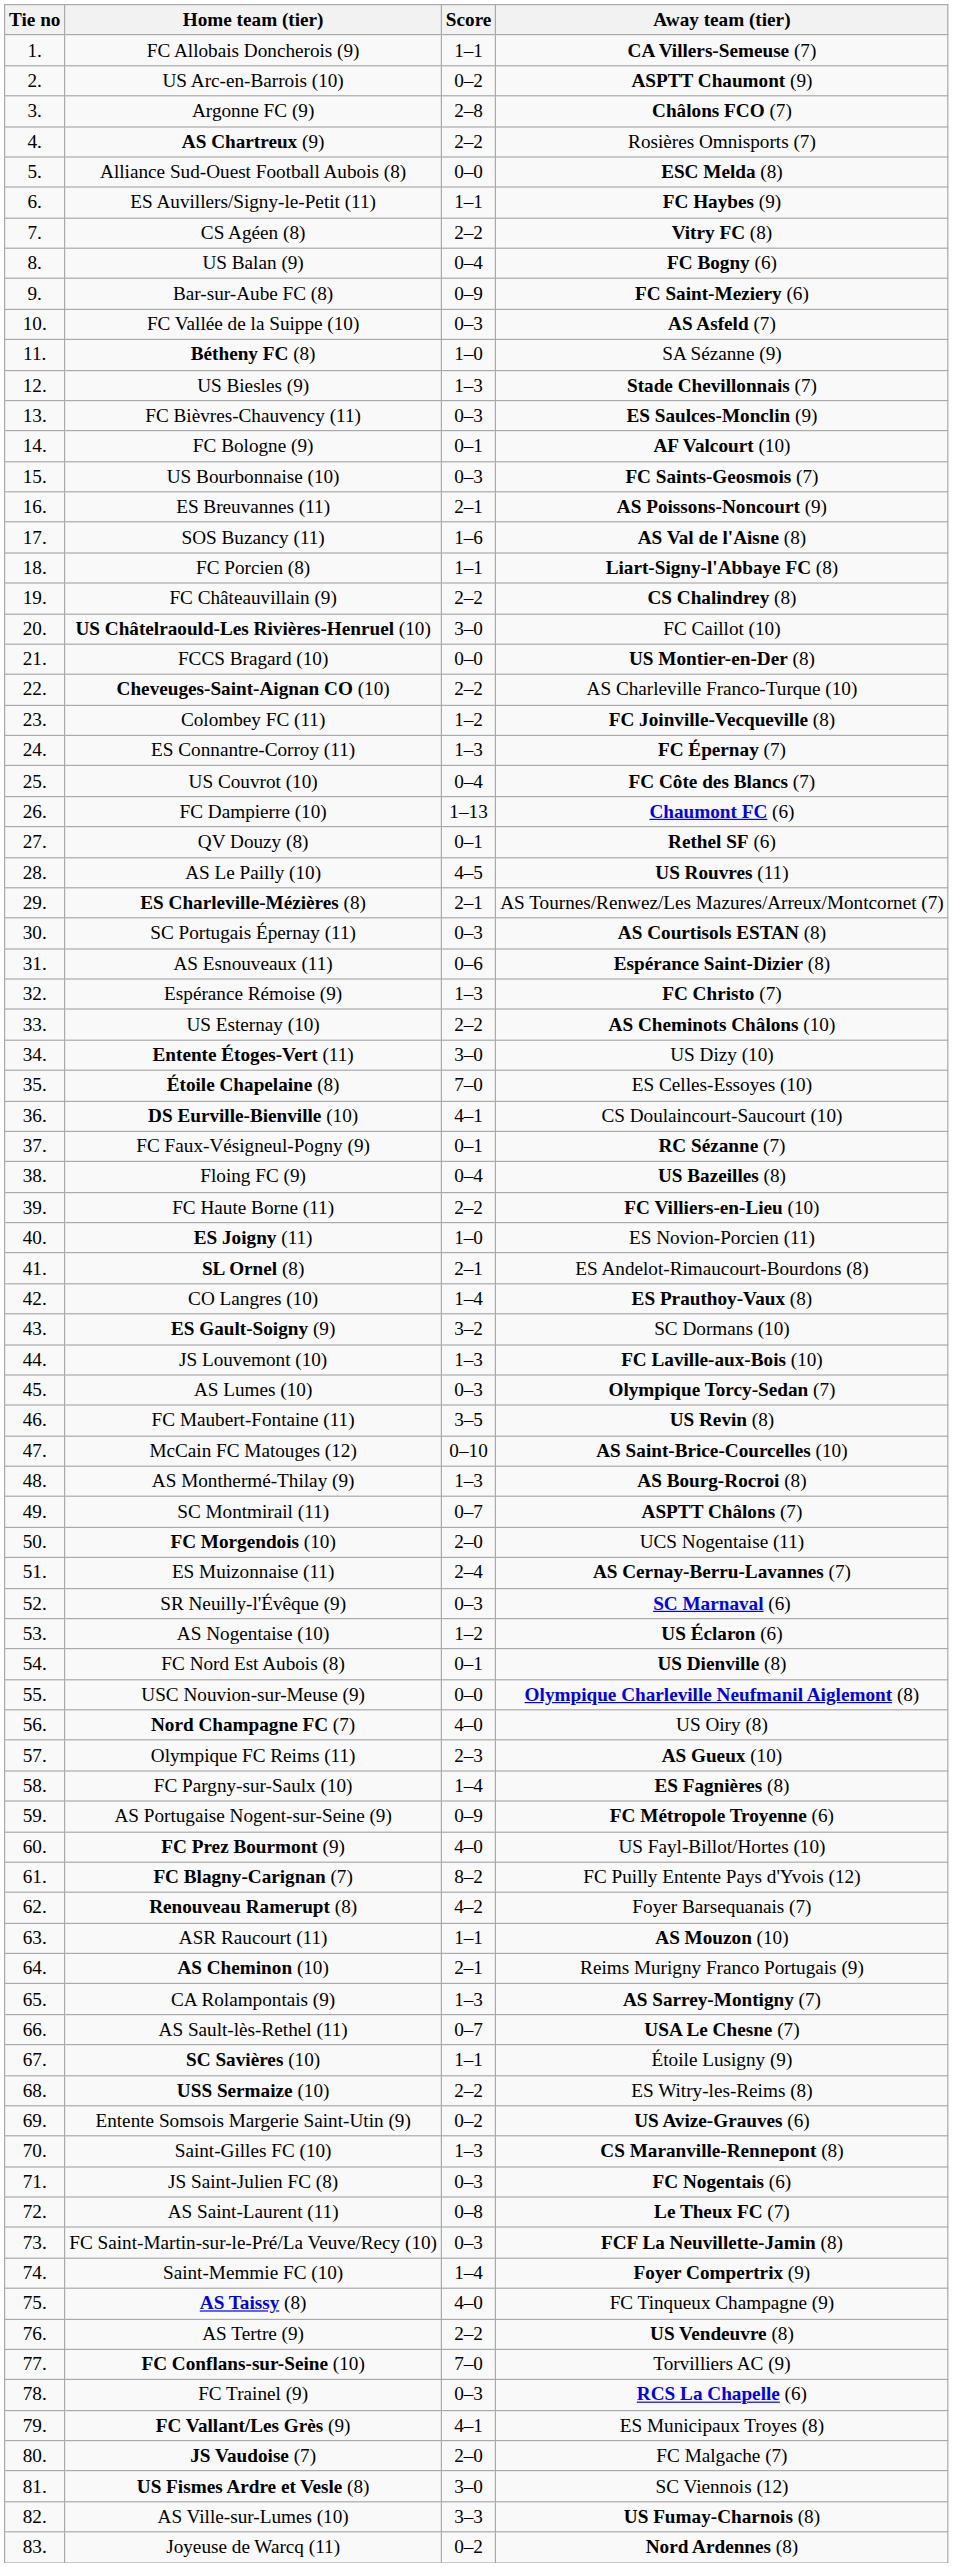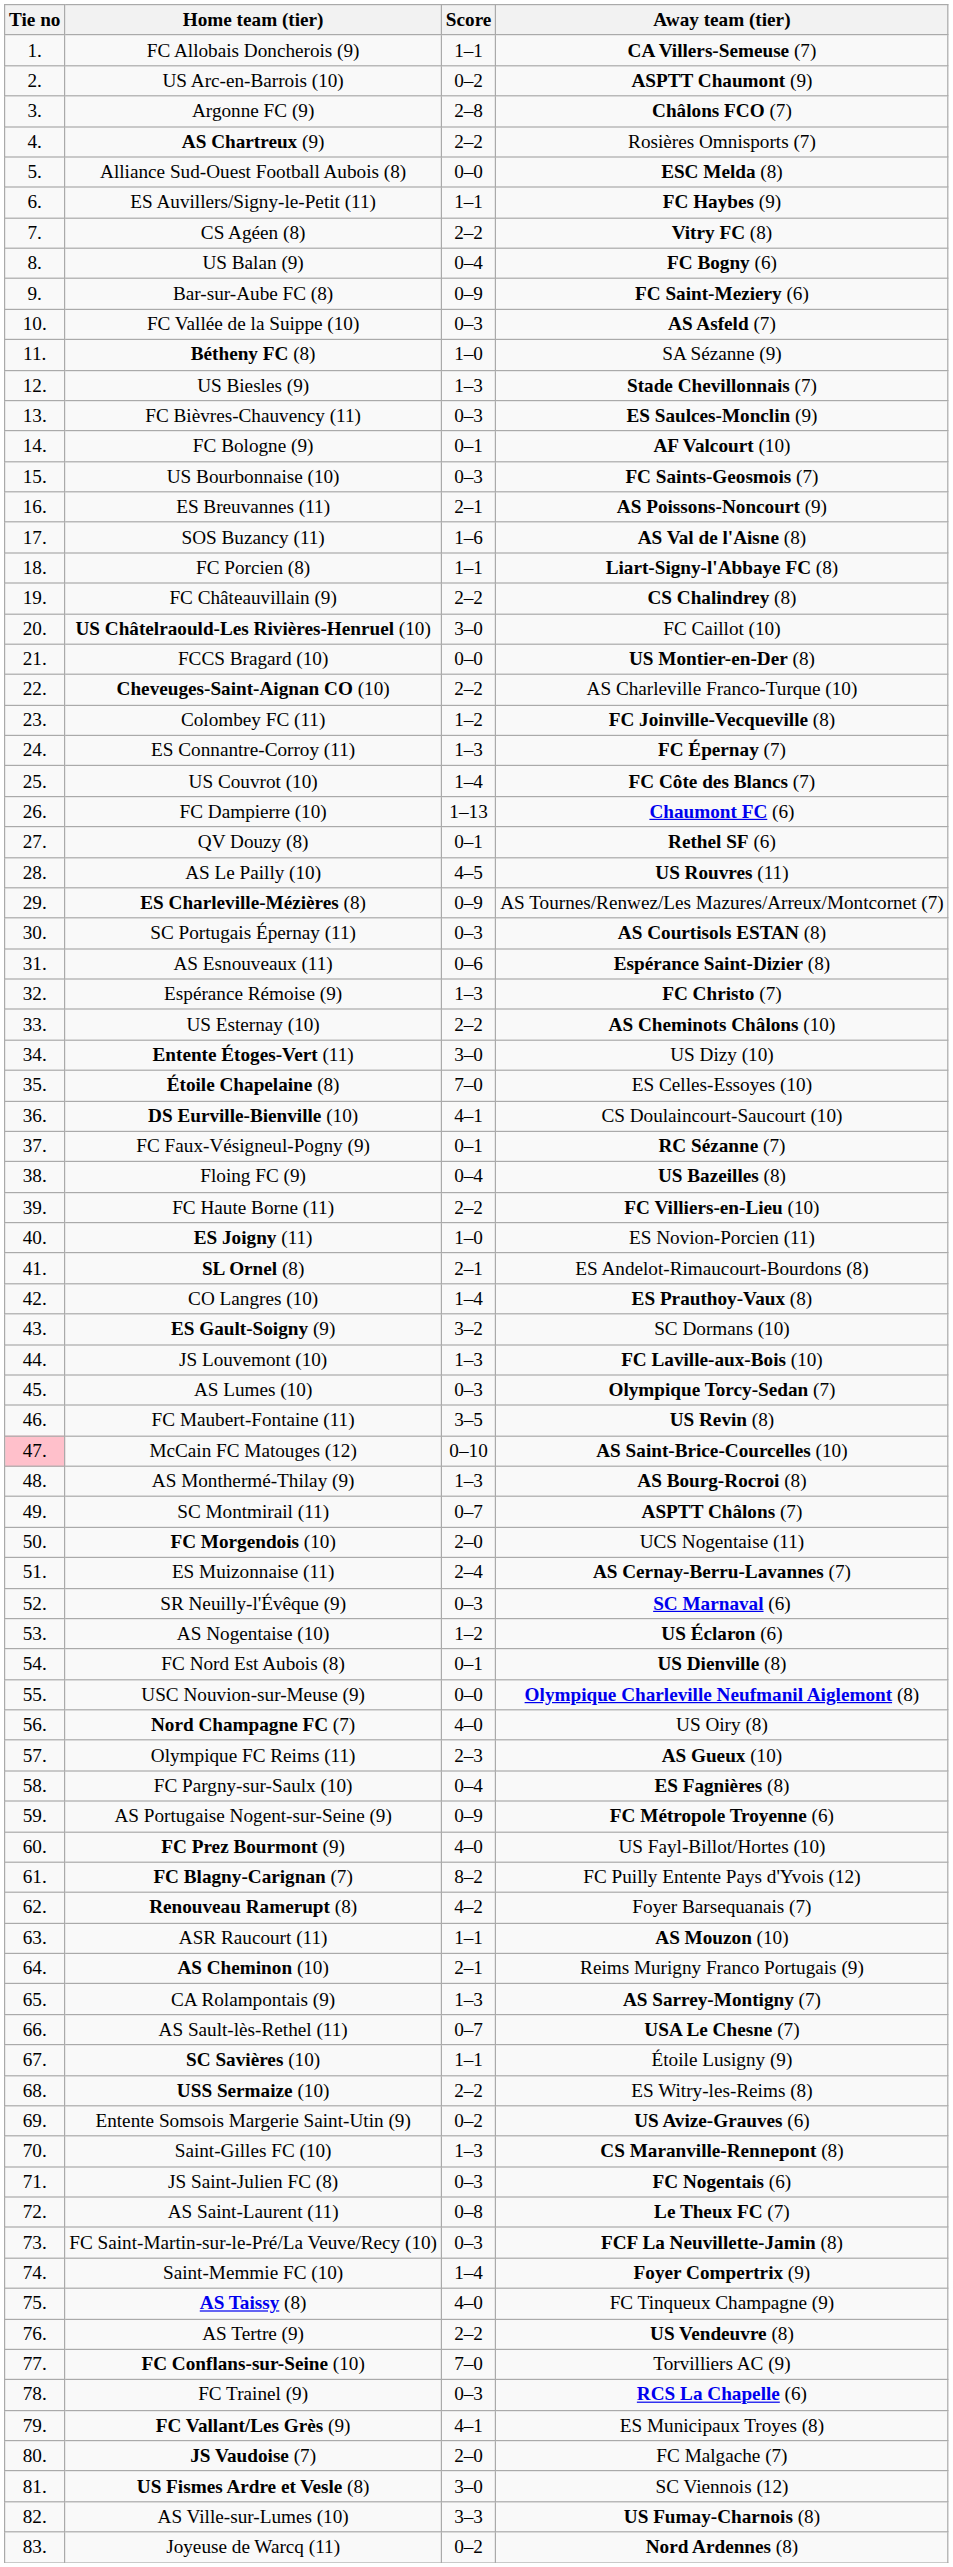(469, 780) 0–4 -> (469, 780) 1–4
(469, 902) 2–1 -> (469, 902) 0–9
(35, 1450) no background -> (35, 1450) pink background
(469, 1785) 1–4 -> (469, 1785) 0–4
